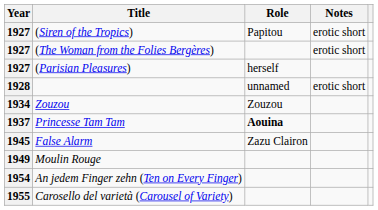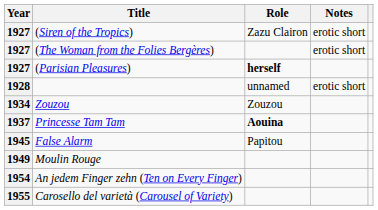(265, 31) Papitou -> (277, 31) Zazu Clairon
(263, 68) normal -> (264, 68) bold
(277, 141) Zazu Clairon -> (265, 141) Papitou
